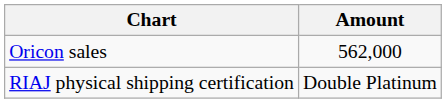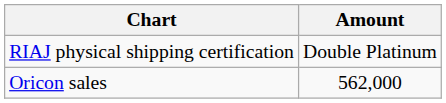rows swapped: (58, 51) <-> (152, 82)
